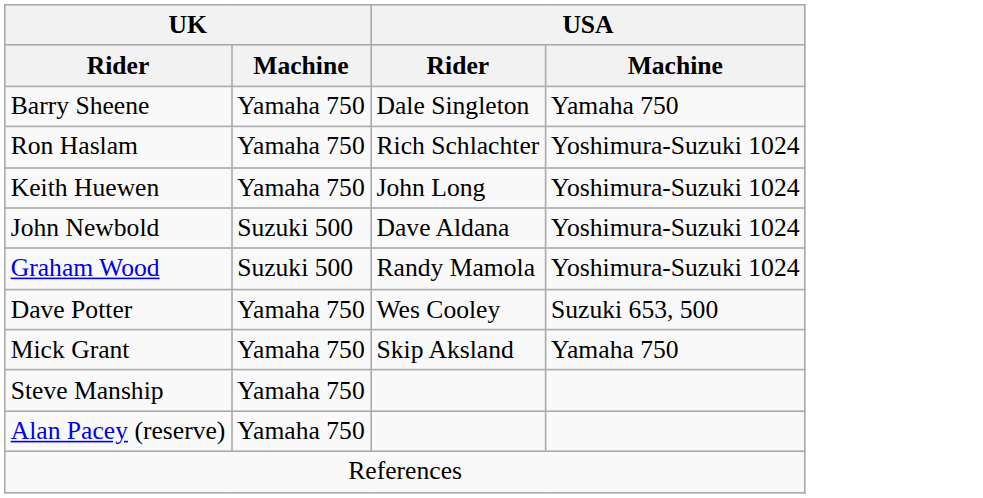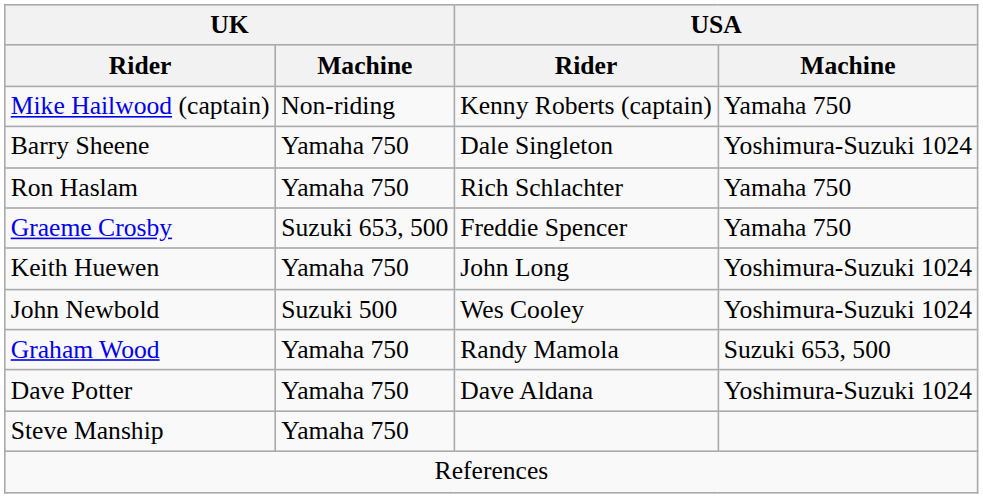+ row: (140, 106)
(615, 106) Yamaha 750 -> (848, 146) Yoshimura-Suzuki 1024
(675, 146) Yoshimura-Suzuki 1024 -> (787, 187) Yamaha 750
+ row: (91, 227)
(443, 227) Dave Aldana -> (522, 308) Wes Cooley
(295, 268) Suzuki 500 -> (345, 349) Yamaha 750
(675, 268) Yoshimura-Suzuki 1024 -> (807, 349) Suzuki 653, 500
(438, 308) Wes Cooley -> (527, 390) Dave Aldana
(635, 308) Suzuki 653, 500 -> (848, 390) Yoshimura-Suzuki 1024
- row: (70, 349)
- row: (118, 430)
